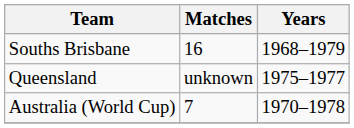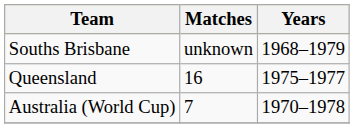(193, 48) 16 -> (219, 48) unknown
(219, 78) unknown -> (193, 78) 16
